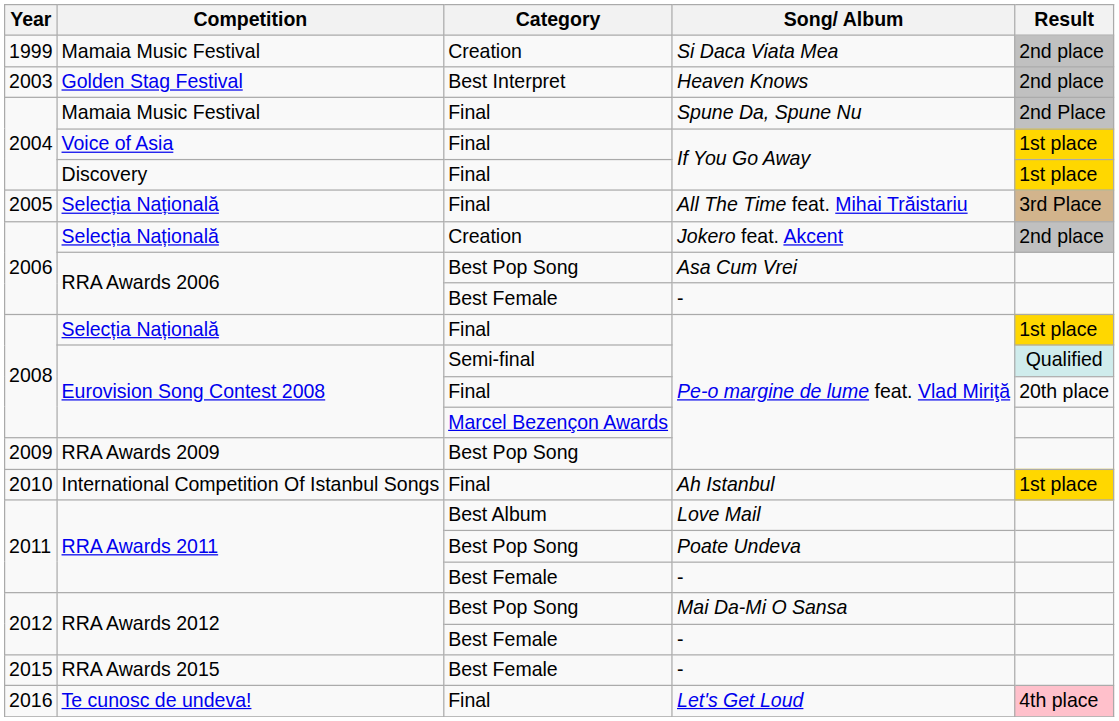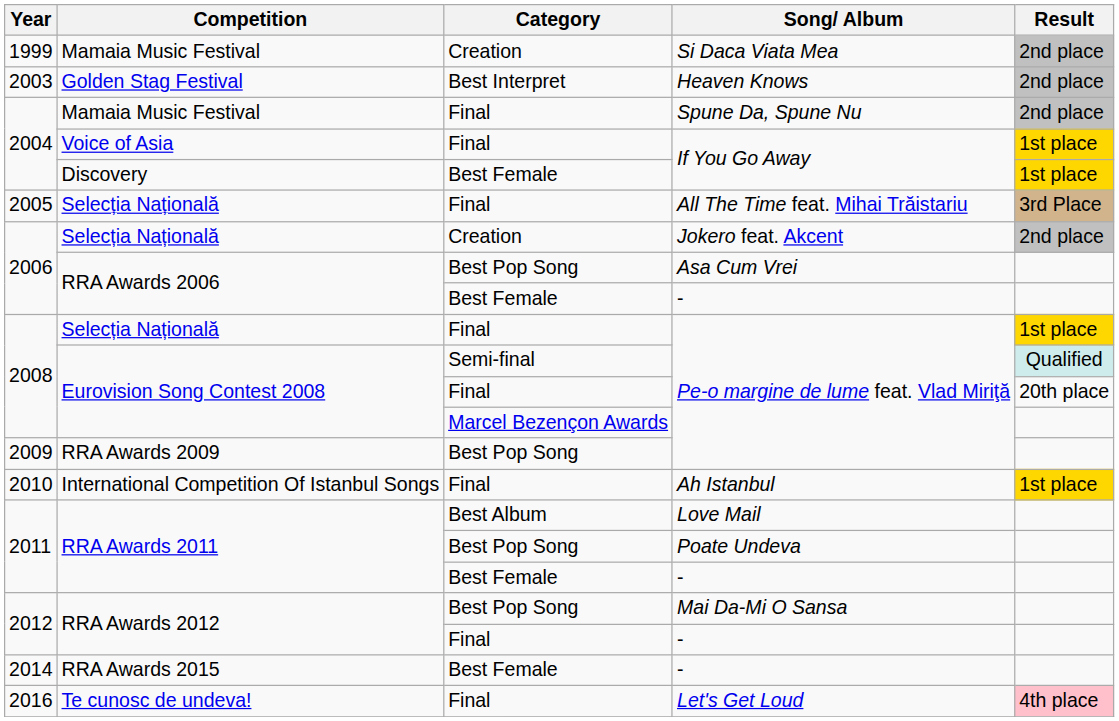(1063, 112) 2nd Place -> (1061, 112) 2nd place
(469, 174) Final -> (503, 174) Best Female
(503, 639) Best Female -> (469, 639) Final
(31, 670) 2015 -> (31, 670) 2014
